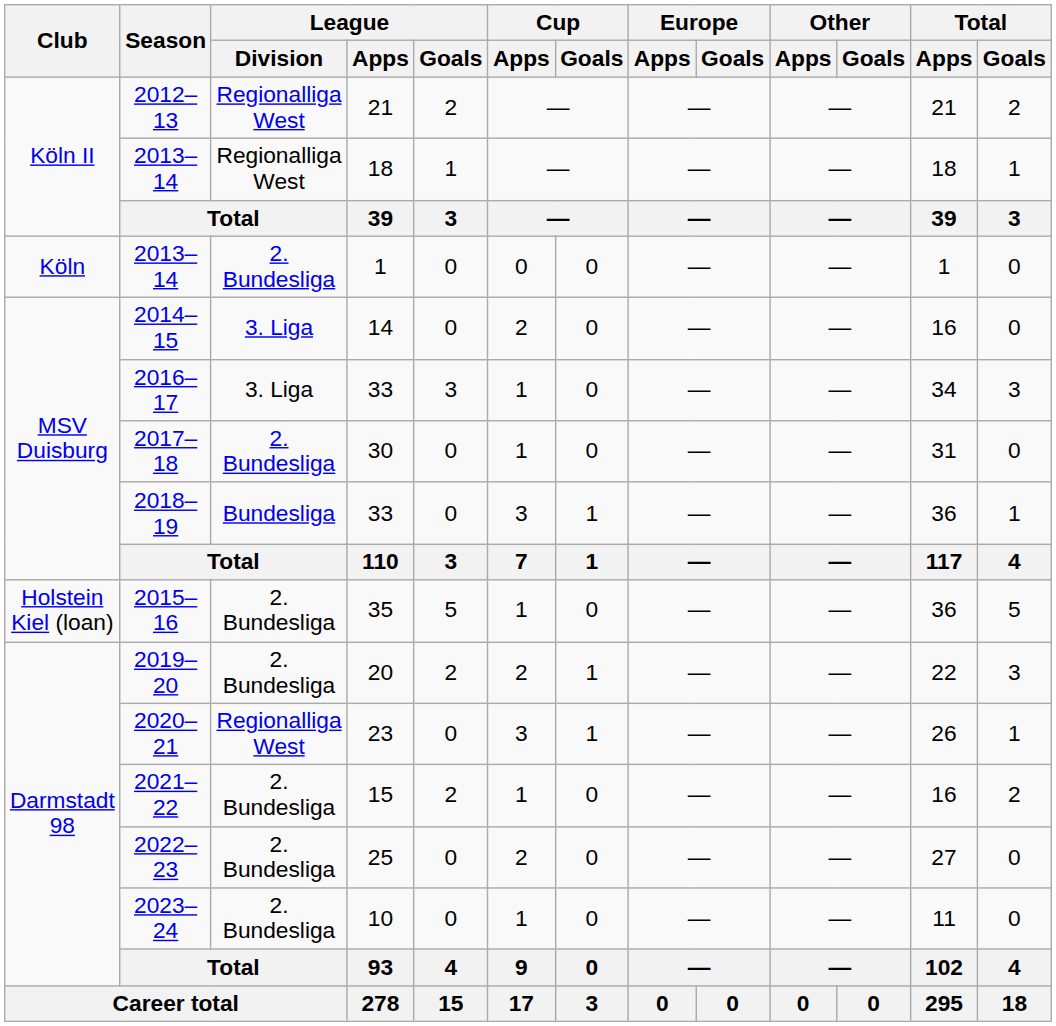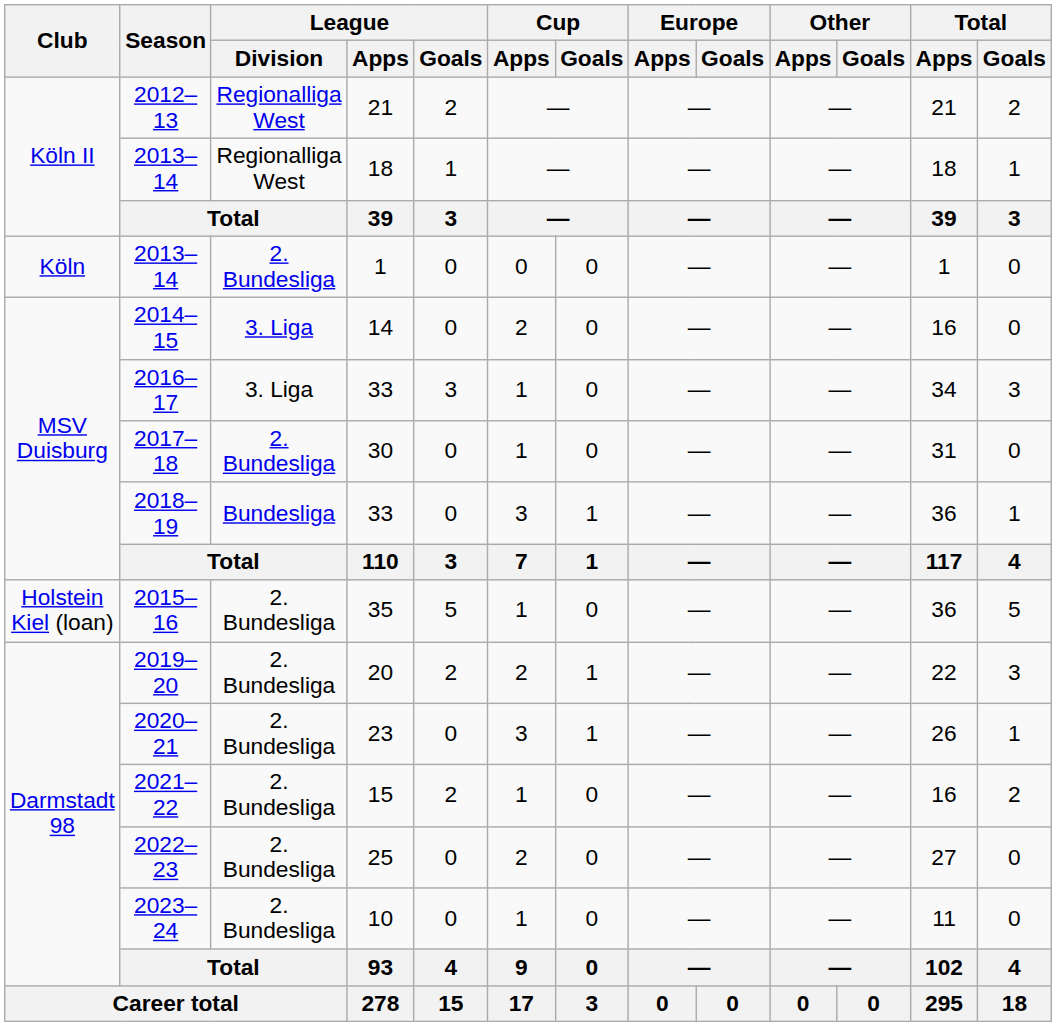(279, 733) Regionalliga West -> (279, 733) 2. Bundesliga
